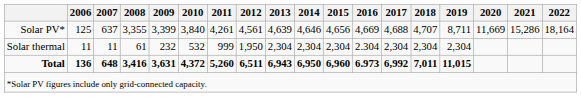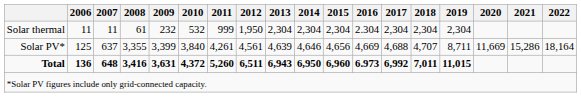rows swapped: (43, 30) <-> (36, 47)
